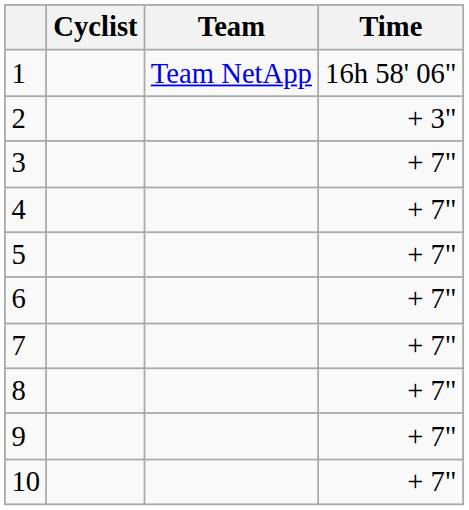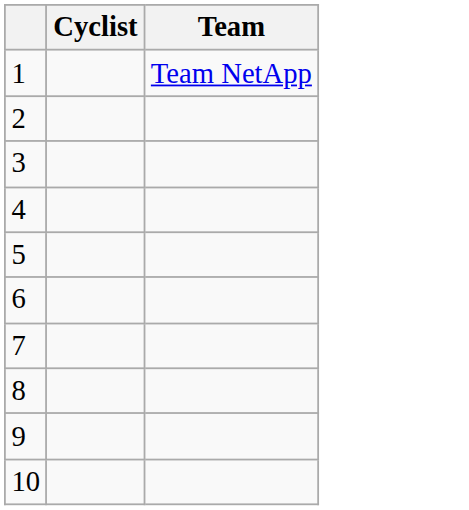- column: (391, 27)
